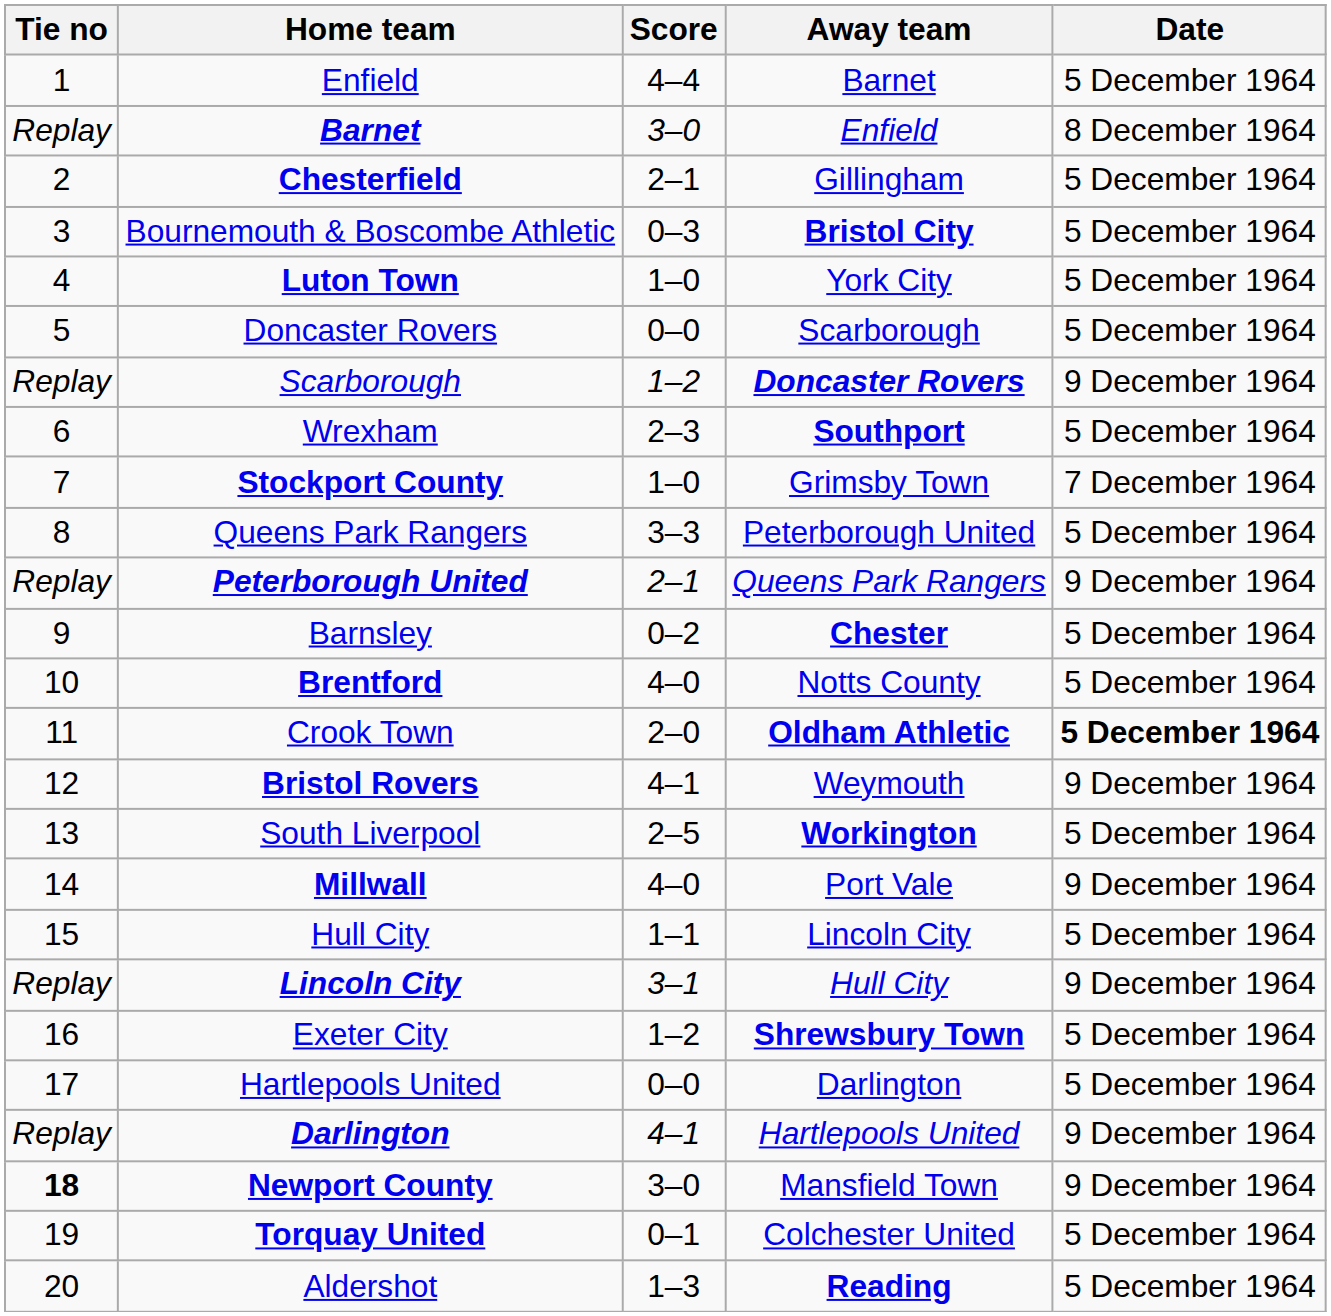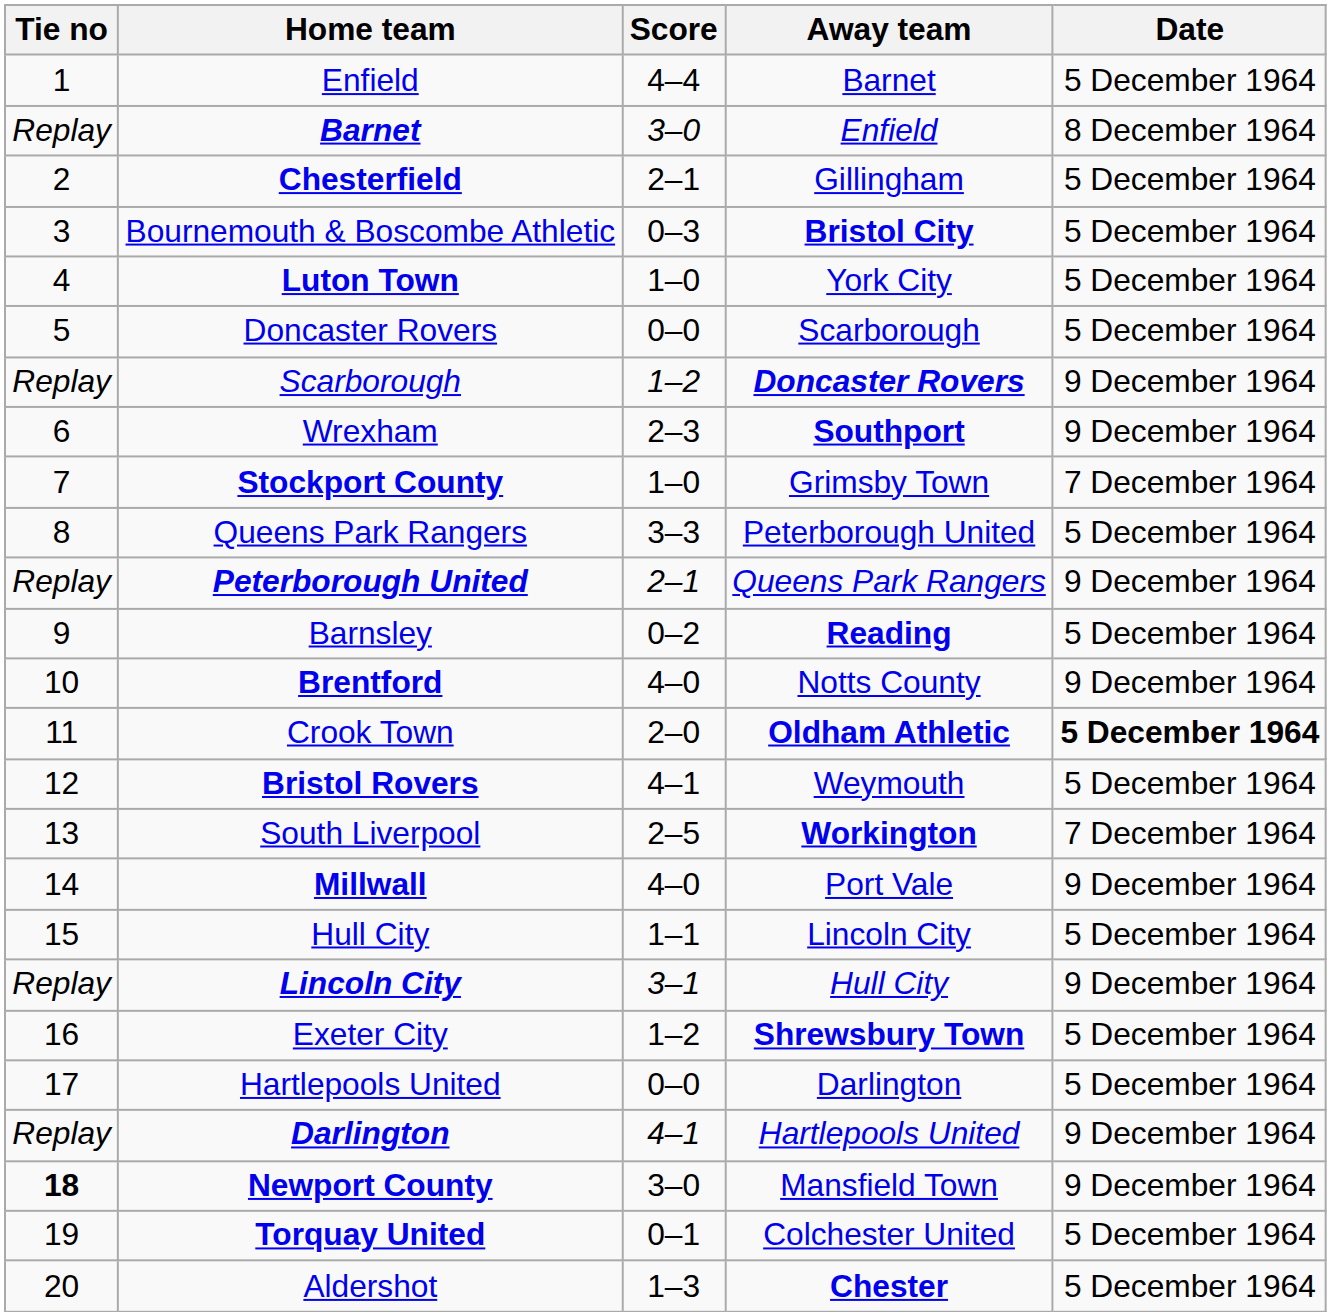(1190, 431) 5 December 1964 -> (1190, 431) 9 December 1964
(889, 632) Chester -> (889, 632) Reading
(1190, 682) 5 December 1964 -> (1190, 682) 9 December 1964
(1190, 783) 9 December 1964 -> (1190, 783) 5 December 1964
(1190, 833) 5 December 1964 -> (1190, 833) 7 December 1964
(889, 1285) Reading -> (889, 1285) Chester
